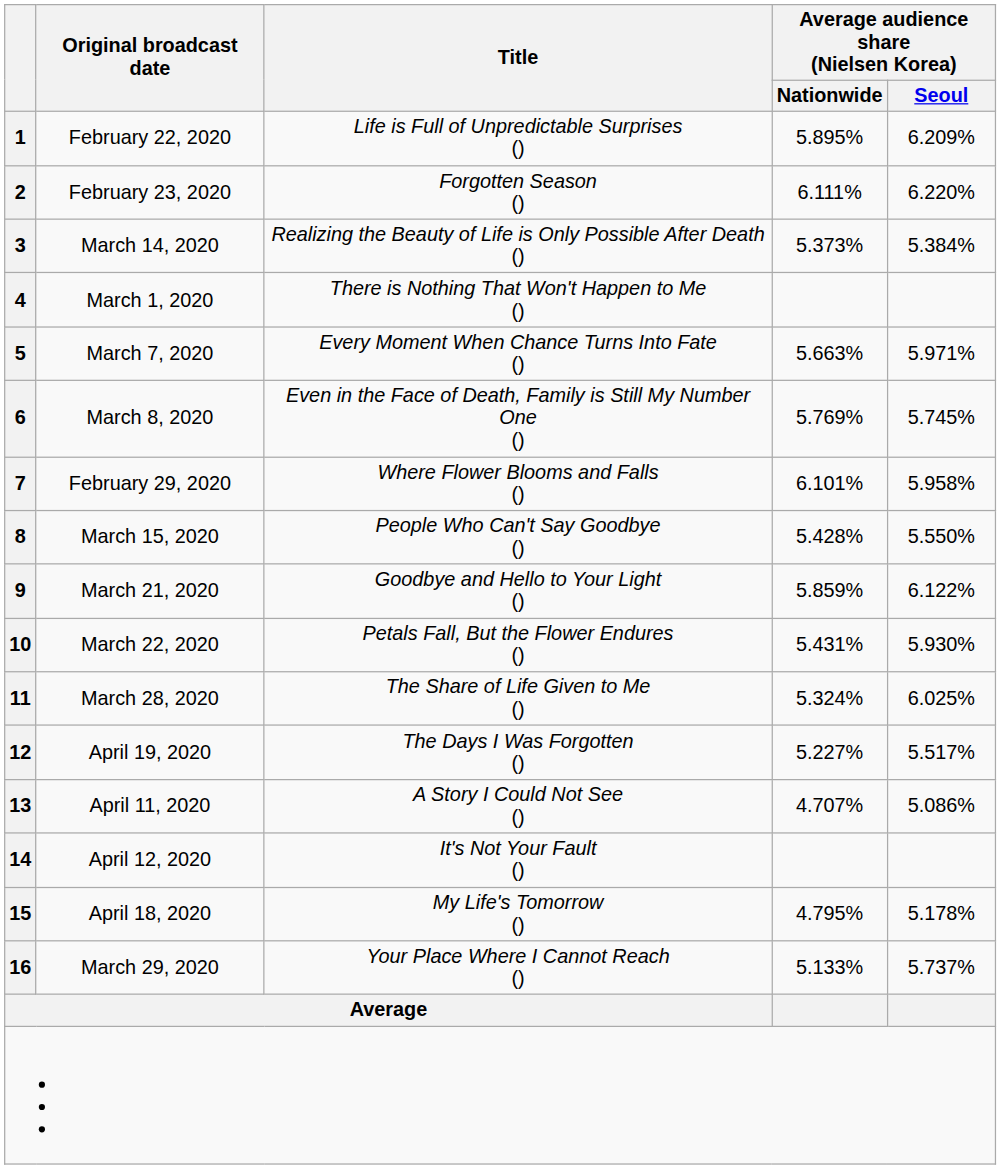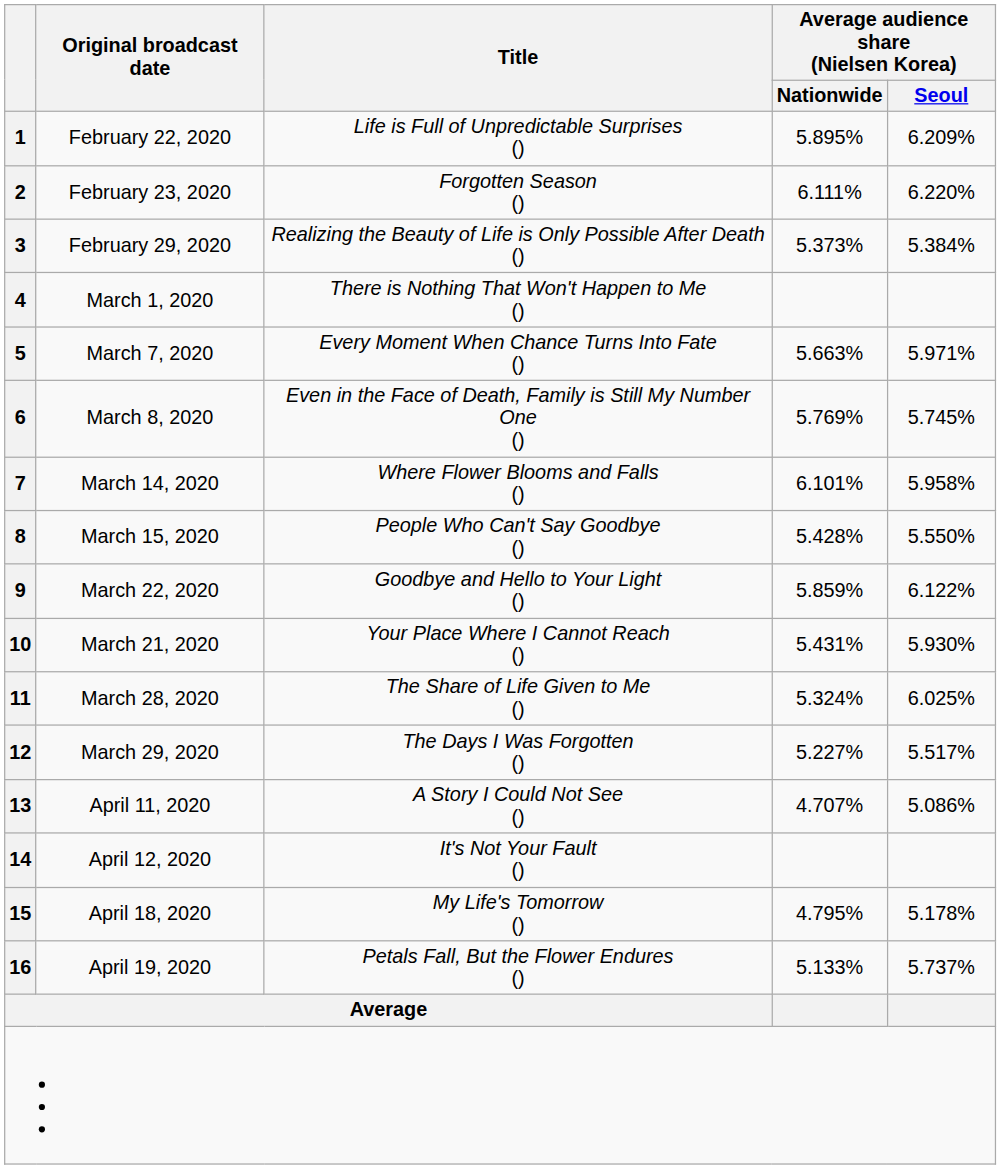(150, 245) March 14, 2020 -> (150, 245) February 29, 2020
(150, 483) February 29, 2020 -> (150, 483) March 14, 2020
(150, 590) March 21, 2020 -> (150, 590) March 22, 2020
(150, 644) March 22, 2020 -> (150, 644) March 21, 2020
(518, 644) Petals Fall, But the Flower Endures () -> (518, 644) Your Place Where I Cannot Reach ()
(150, 752) April 19, 2020 -> (150, 752) March 29, 2020
(150, 967) March 29, 2020 -> (150, 967) April 19, 2020
(518, 967) Your Place Where I Cannot Reach () -> (518, 967) Petals Fall, But the Flower Endures ()
